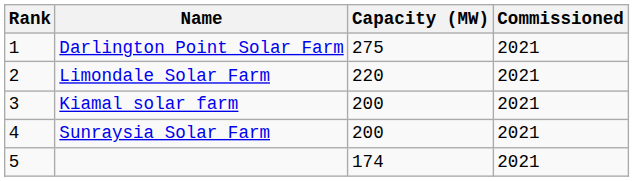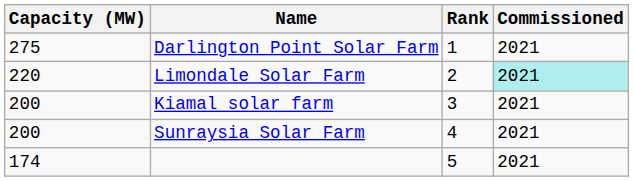columns swapped: (30, 19) <-> (421, 19)
(518, 76) no background -> (518, 76) paleturquoise background
